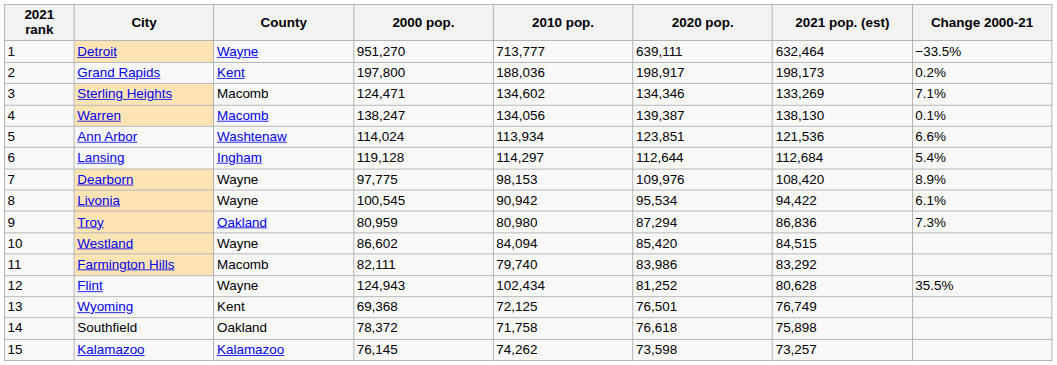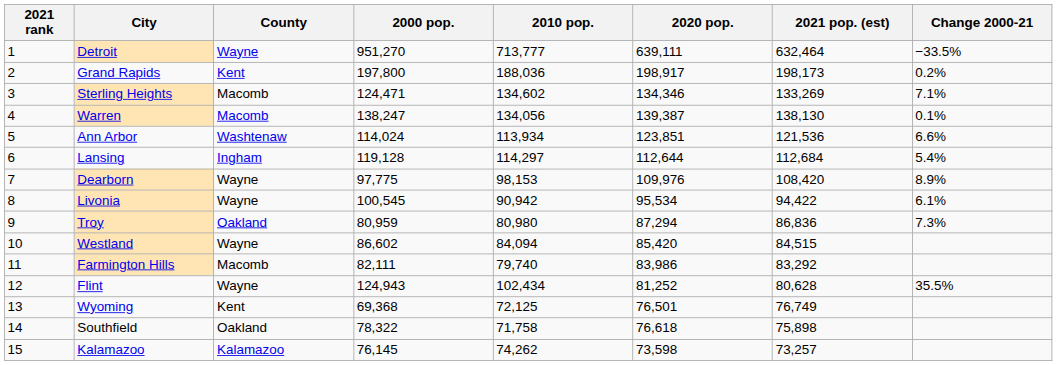(377, 328) 78,372 -> (377, 328) 78,322
